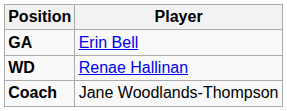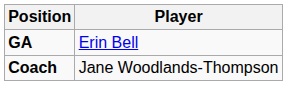- row: (22, 67)
